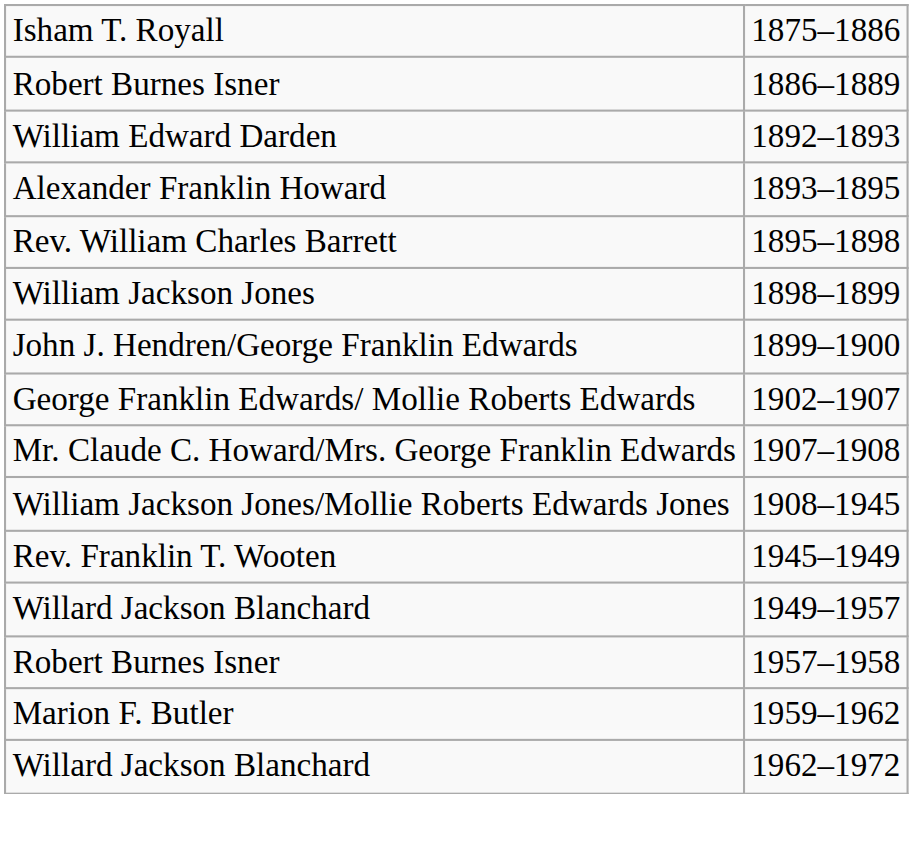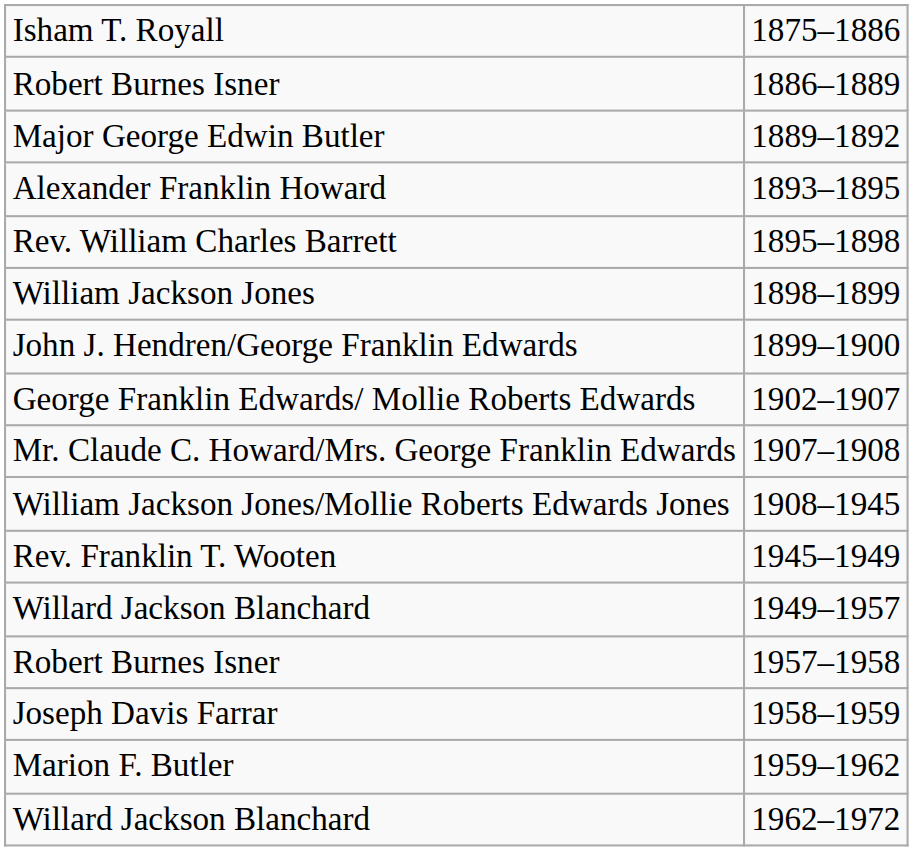+ row: (826, 135)
- row: (826, 135)
+ row: (826, 713)
